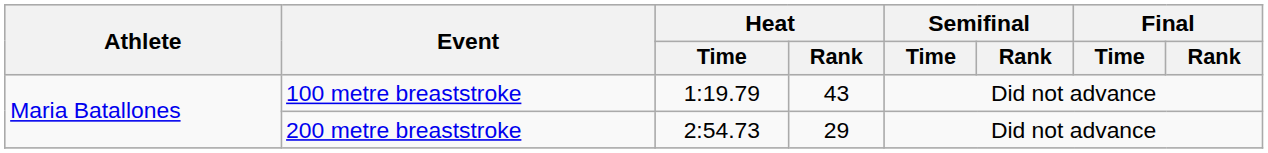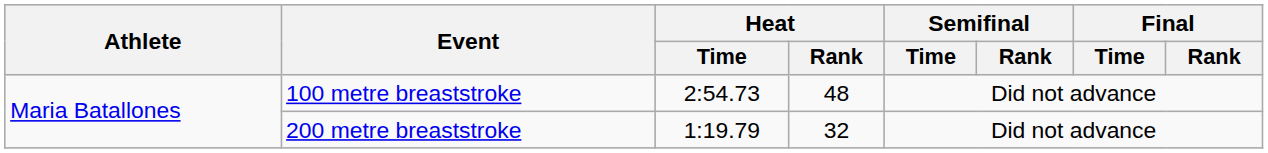(722, 94) 1:19.79 -> (722, 94) 2:54.73
(836, 94) 43 -> (836, 94) 48
(722, 130) 2:54.73 -> (722, 130) 1:19.79
(836, 130) 29 -> (836, 130) 32
